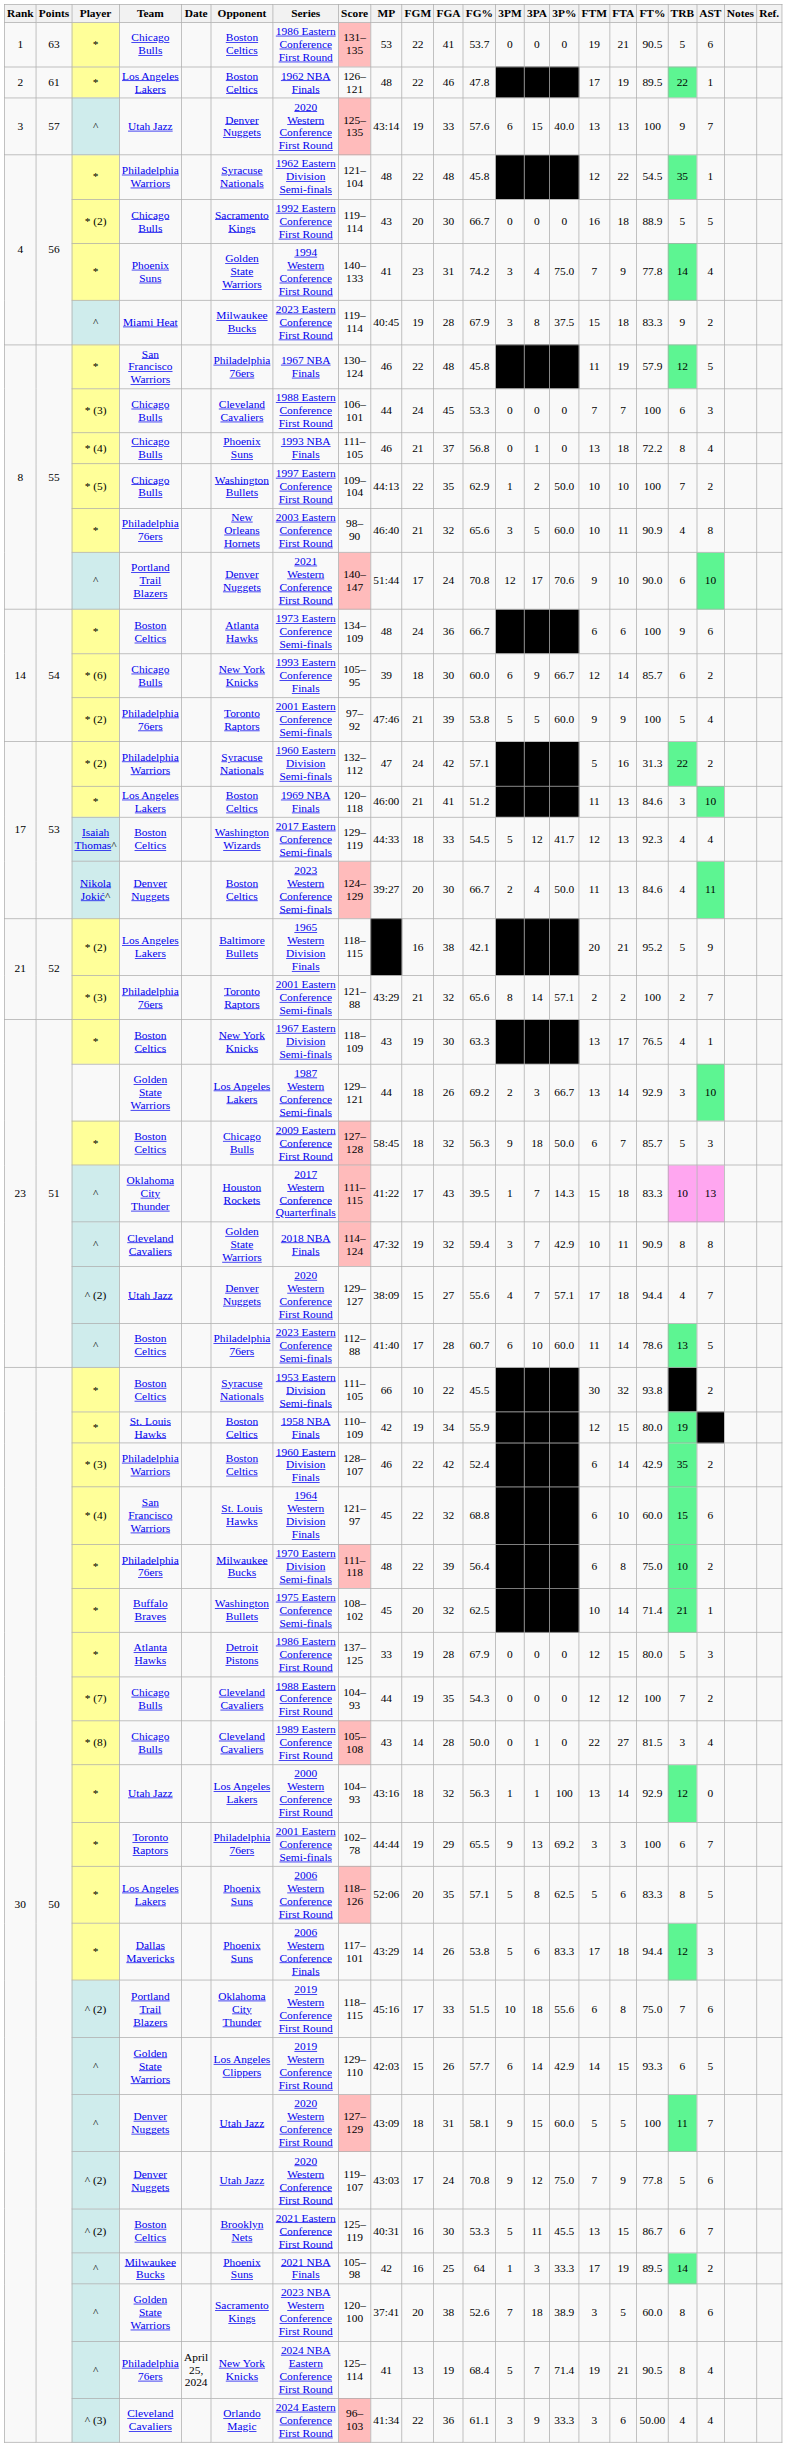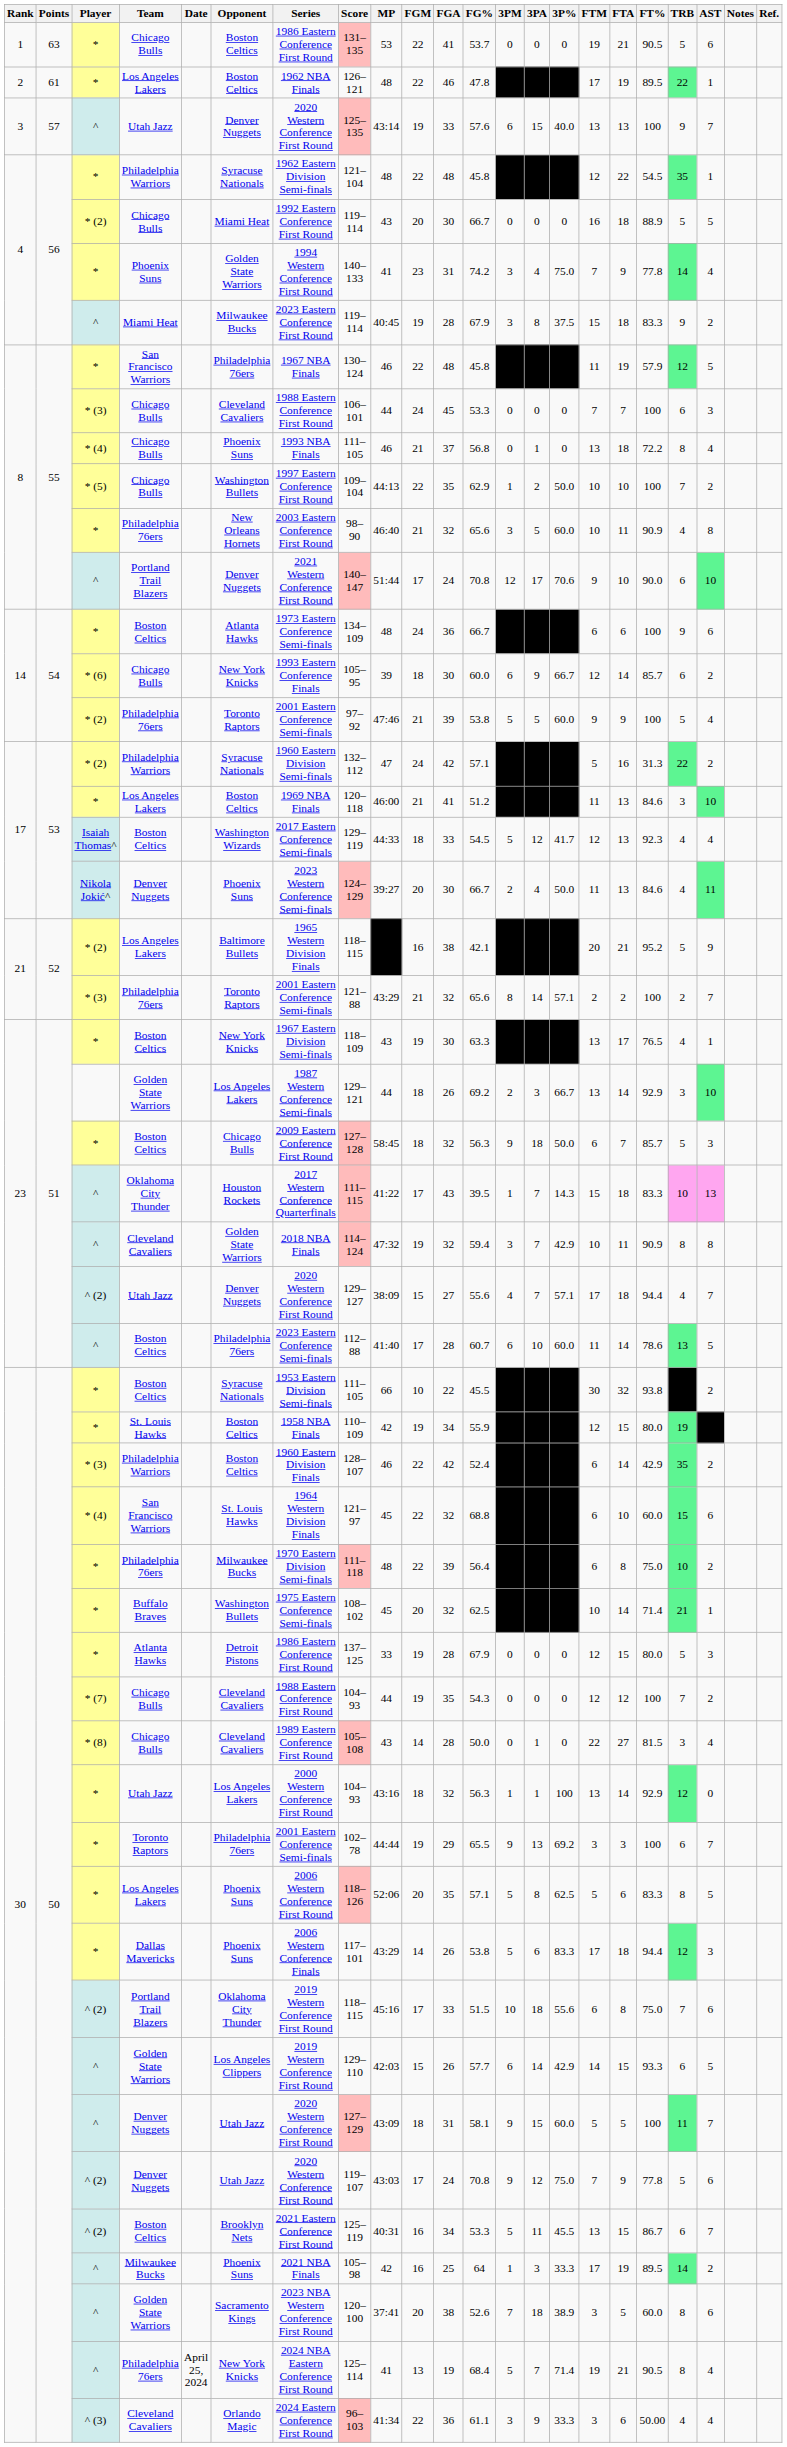(242, 221) Sacramento Kings -> (242, 221) Miami Heat
(242, 889) Boston Celtics -> (242, 889) Phoenix Suns
(448, 2230) 30 -> (448, 2230) 34
